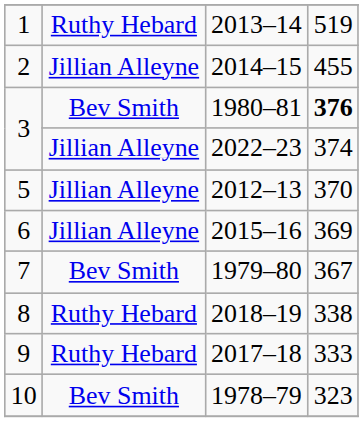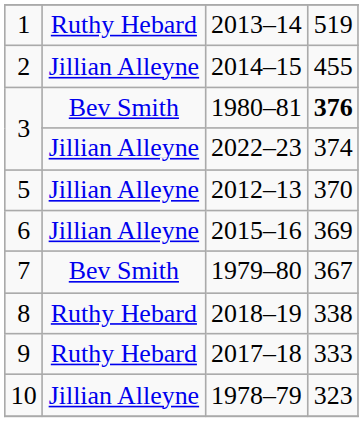(124, 395) Bev Smith -> (124, 395) Jillian Alleyne
